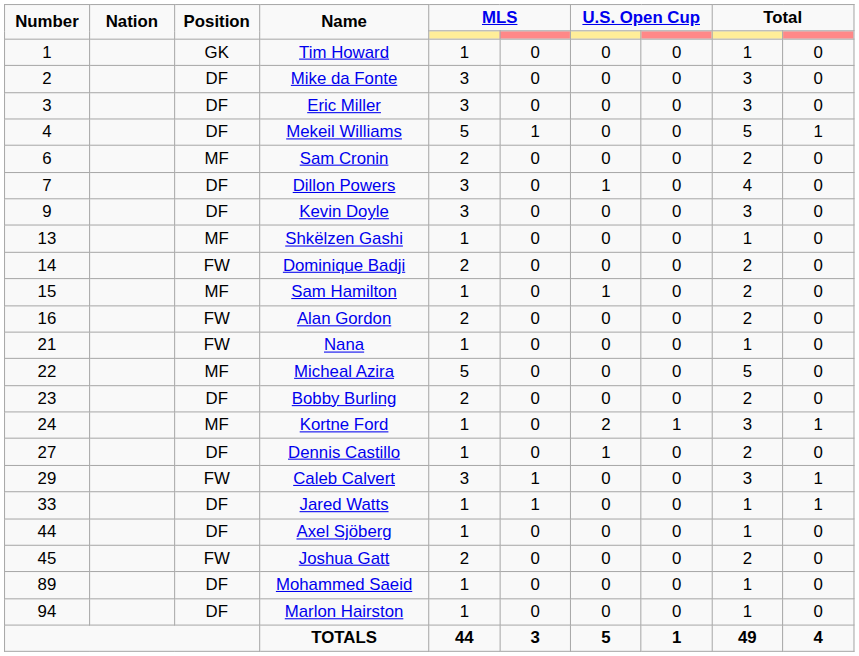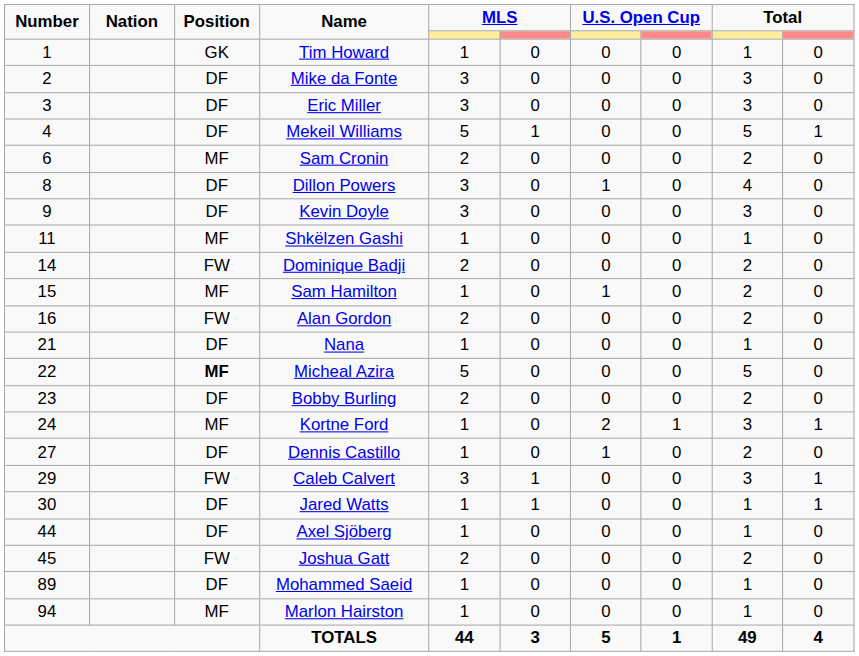(47, 185) 7 -> (47, 185) 8
(47, 238) 13 -> (47, 238) 11
(217, 345) FW -> (217, 345) DF
(217, 371) normal -> (217, 371) bold
(47, 505) 33 -> (47, 505) 30
(217, 611) DF -> (217, 611) MF
